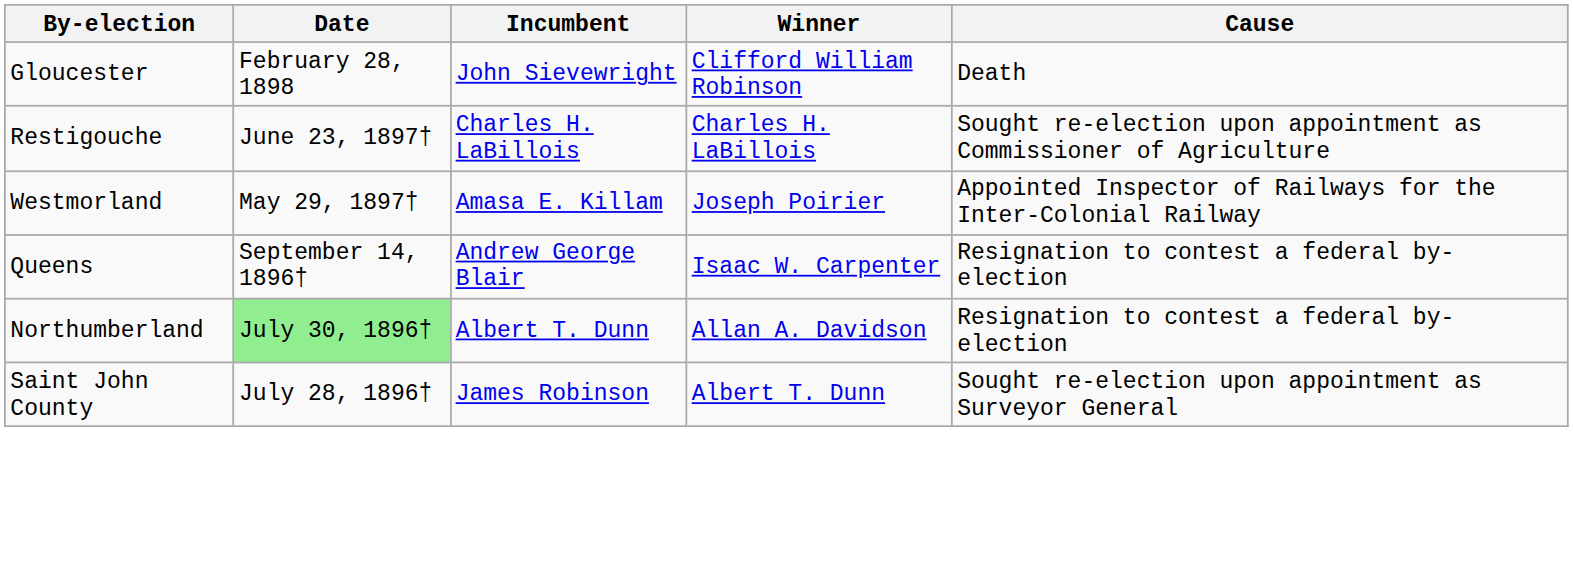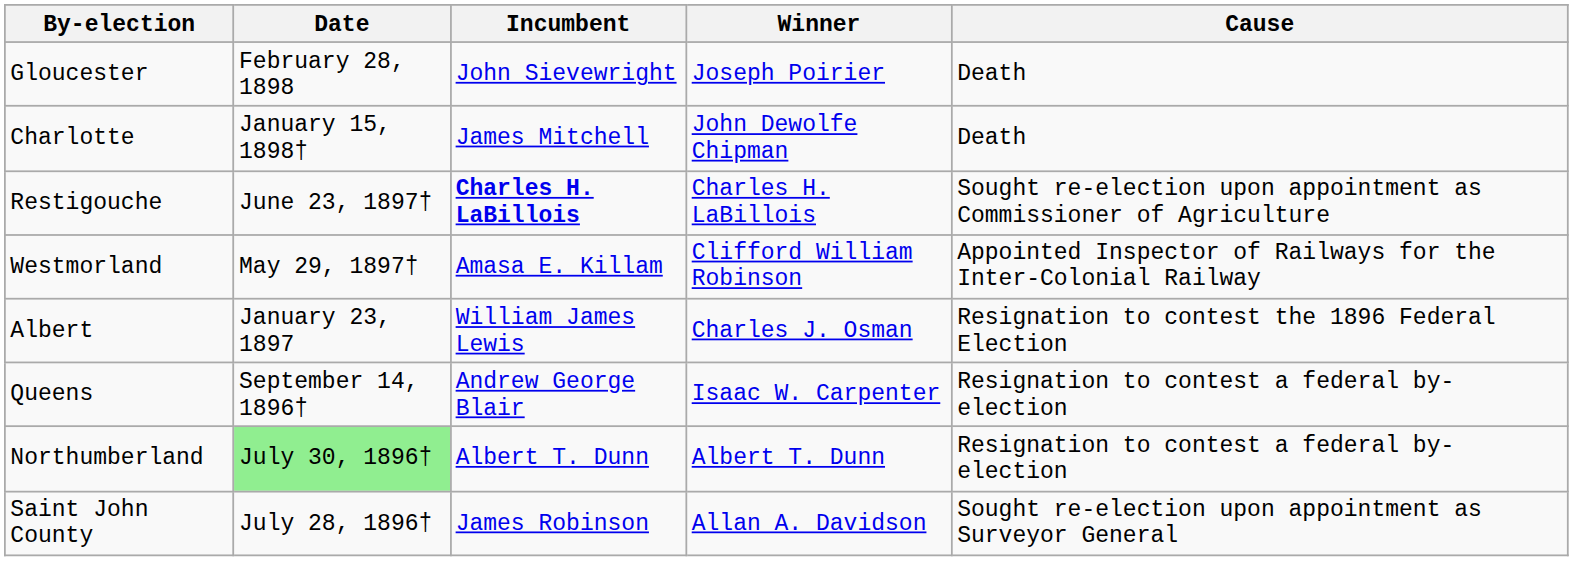(802, 74) Clifford William Robinson -> (788, 74) Joseph Poirier
+ row: (73, 138)
(525, 138) normal -> (525, 203) bold
(788, 203) Joseph Poirier -> (802, 267) Clifford William Robinson
+ row: (52, 331)
(809, 331) Allan A. Davidson -> (788, 459) Albert T. Dunn
(788, 395) Albert T. Dunn -> (809, 523) Allan A. Davidson
